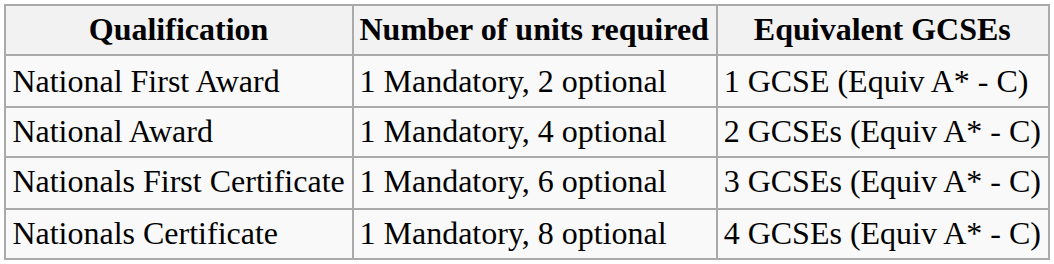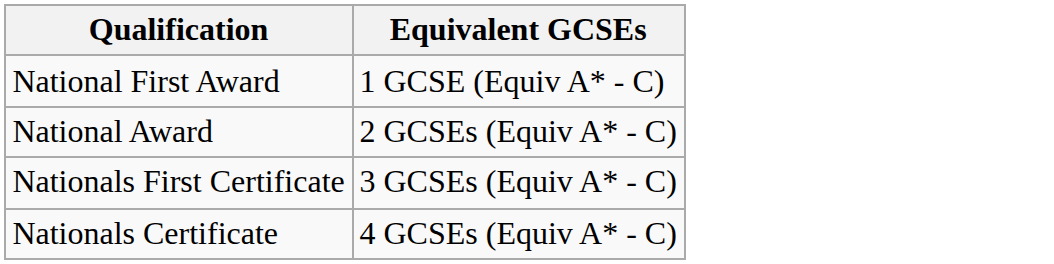- column: (534, 29)
